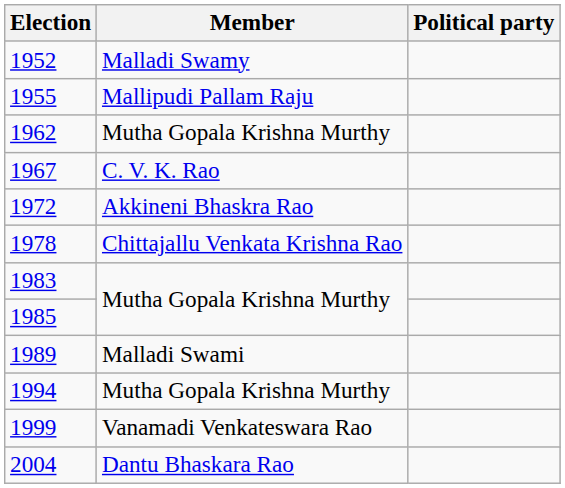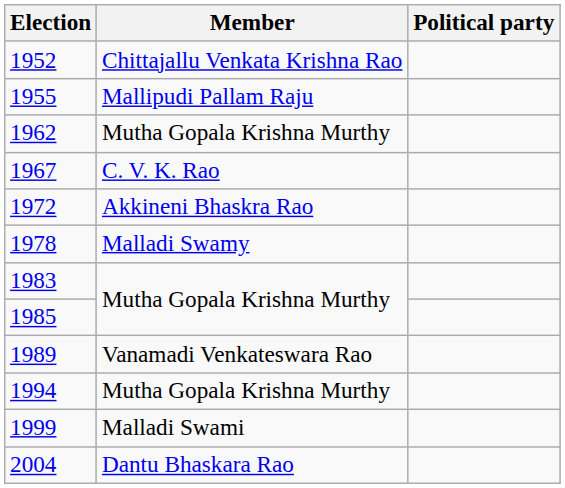(176, 59) Malladi Swamy -> (252, 59) Chittajallu Venkata Krishna Rao
(252, 243) Chittajallu Venkata Krishna Rao -> (176, 243) Malladi Swamy
(173, 354) Malladi Swami -> (237, 354) Vanamadi Venkateswara Rao
(237, 427) Vanamadi Venkateswara Rao -> (173, 427) Malladi Swami
